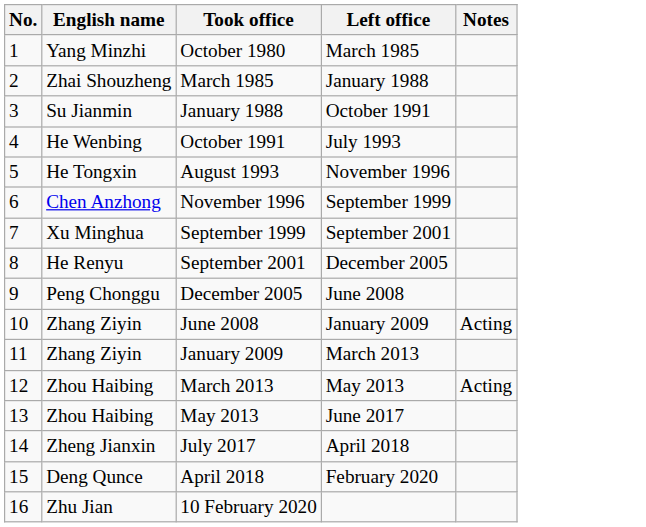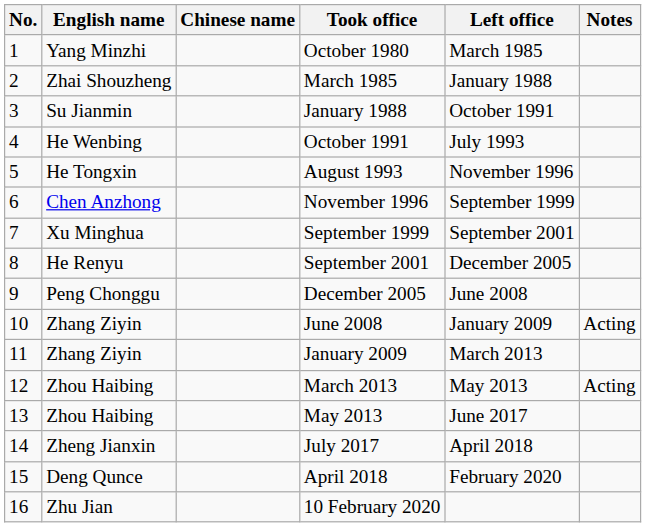+ column: (238, 19)
